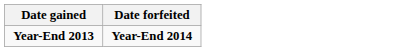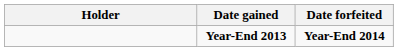+ column: (101, 15)
